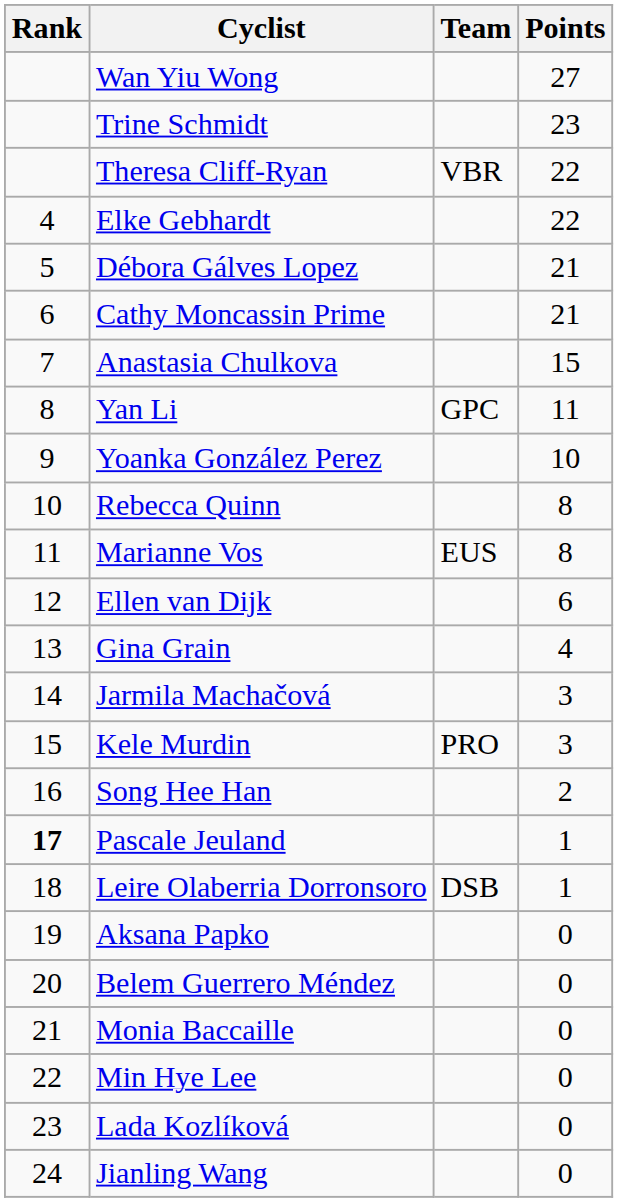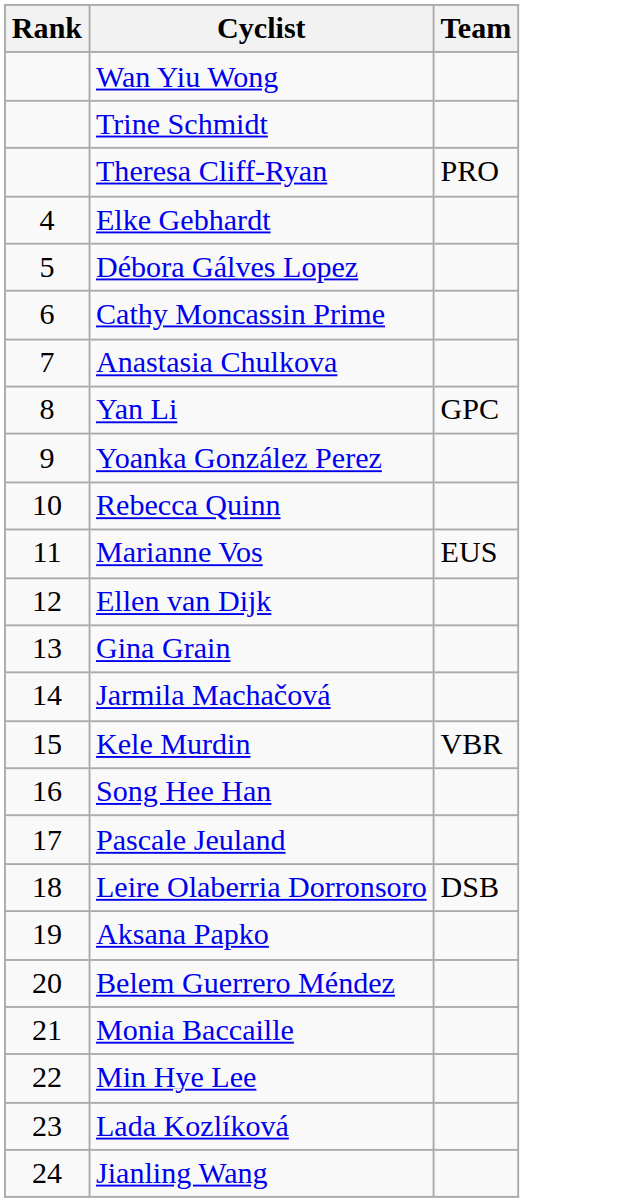- column: (565, 28)
(472, 171) VBR -> (470, 171) PRO
(470, 743) PRO -> (472, 743) VBR
(47, 839) bold -> (47, 839) normal
